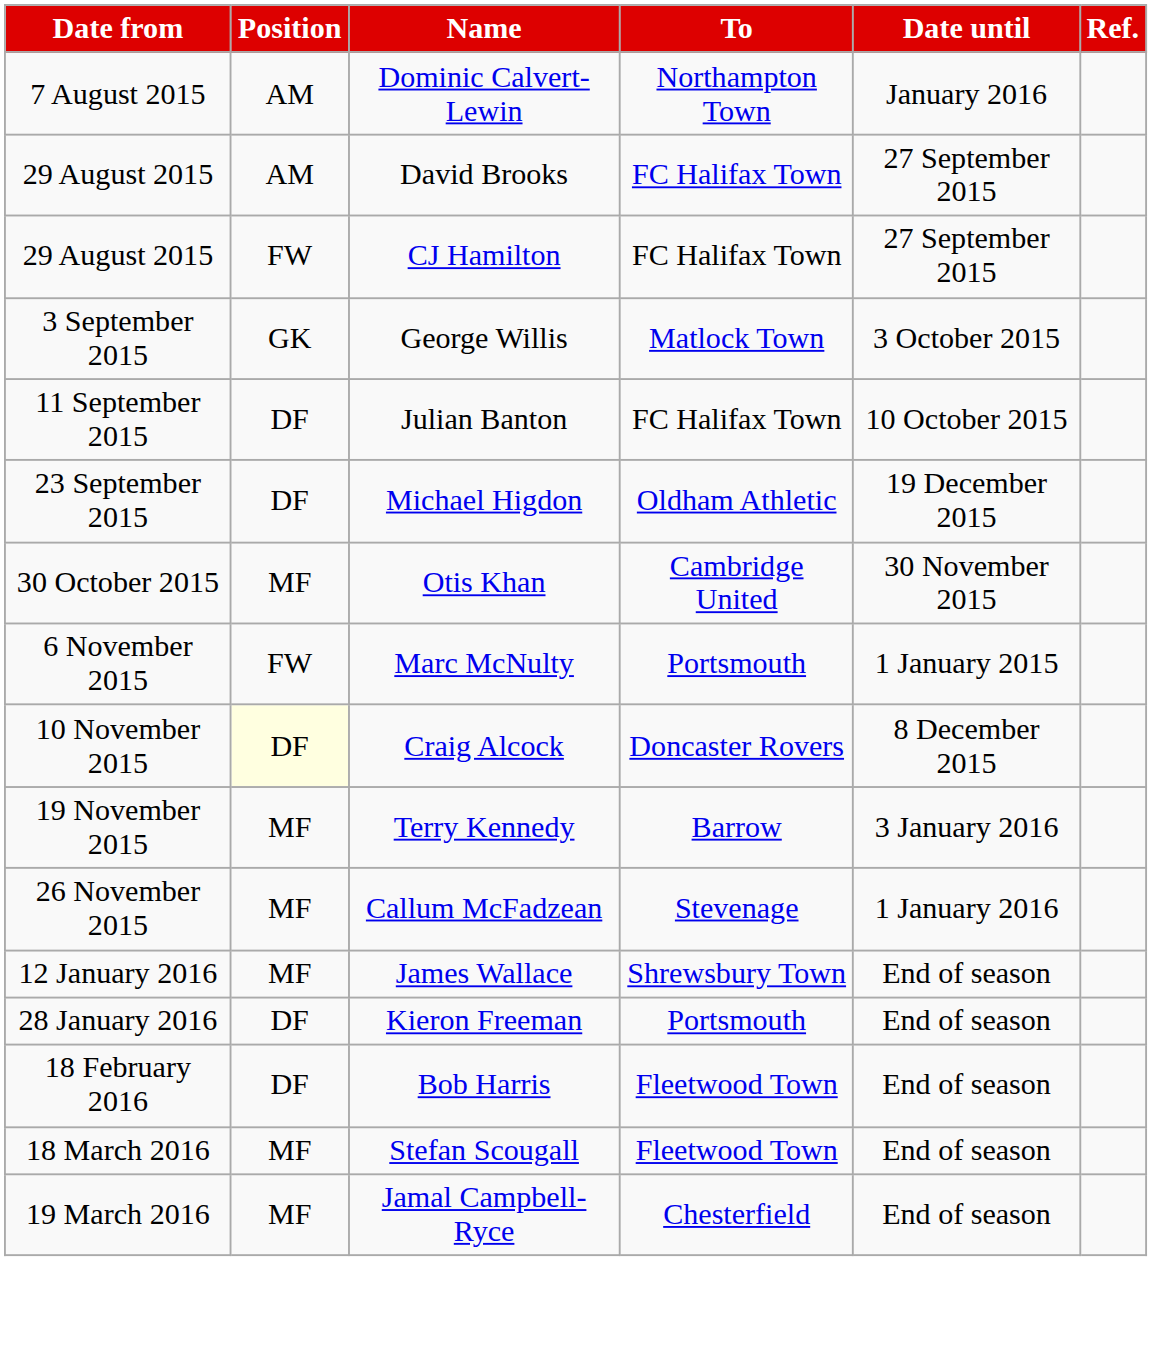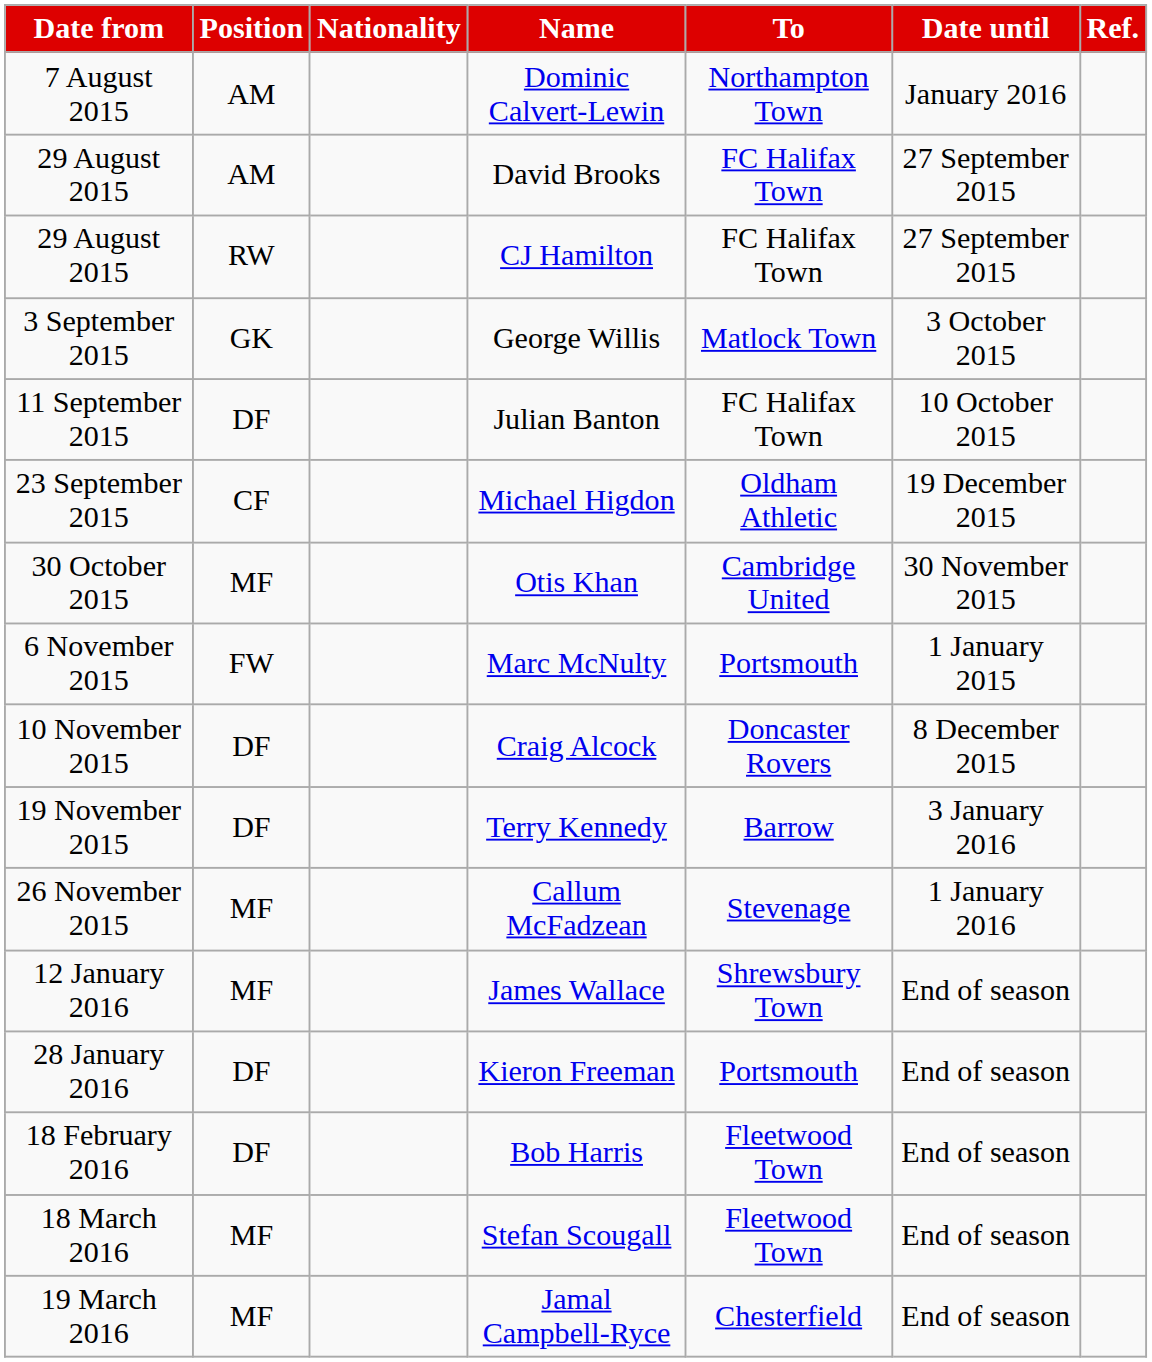+ column: (389, 28)
(290, 256) FW -> (251, 256) RW
(290, 500) DF -> (251, 500) CF
(290, 745) lightyellow background -> (251, 745) no background
(290, 826) MF -> (251, 826) DF
